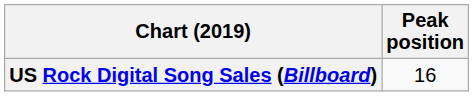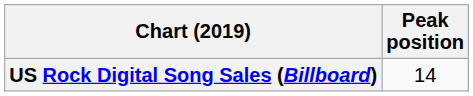(425, 74) 16 -> (425, 74) 14
